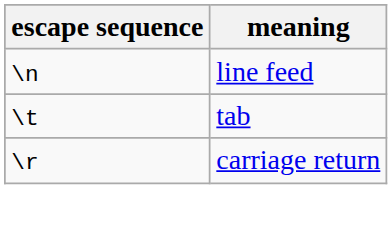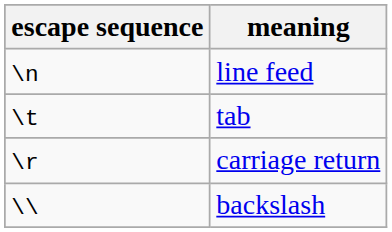+ row: (271, 204)
